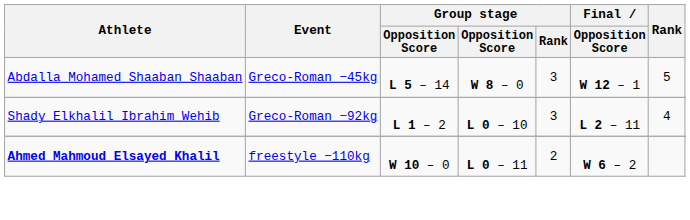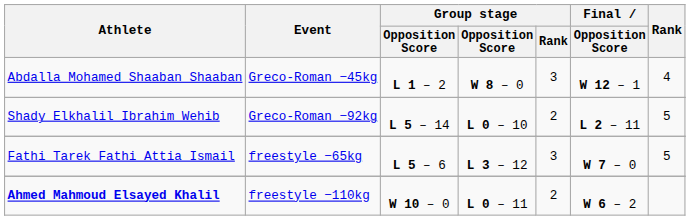(419, 86) L 5 – 14 -> (419, 86) L 1 – 2
(667, 77) 5 -> (667, 77) 4
(419, 126) L 1 – 2 -> (419, 126) L 5 – 14
(553, 116) 3 -> (553, 116) 2
(667, 116) 4 -> (667, 116) 5
+ row: (121, 156)
